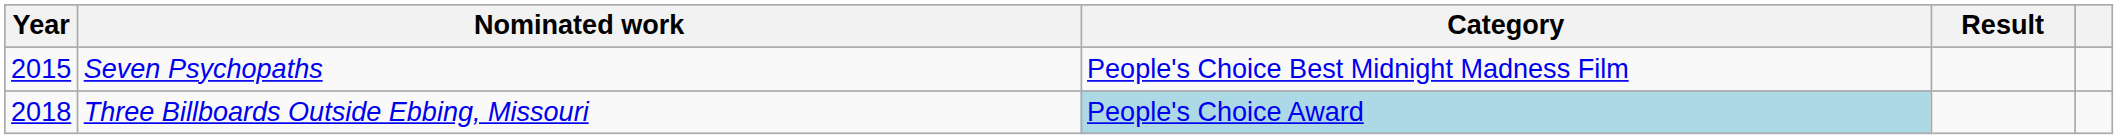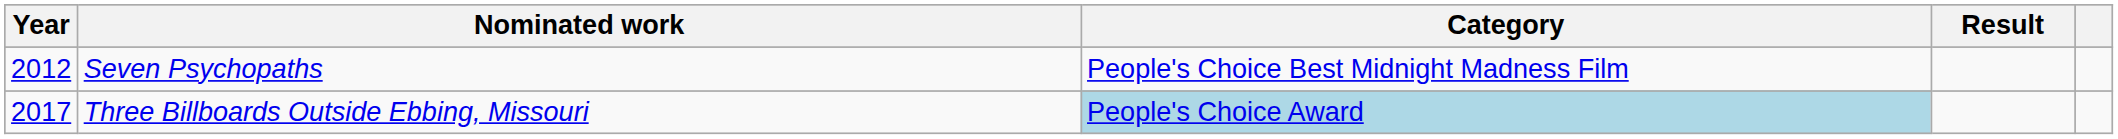(41, 68) 2015 -> (41, 68) 2012
(41, 111) 2018 -> (41, 111) 2017
